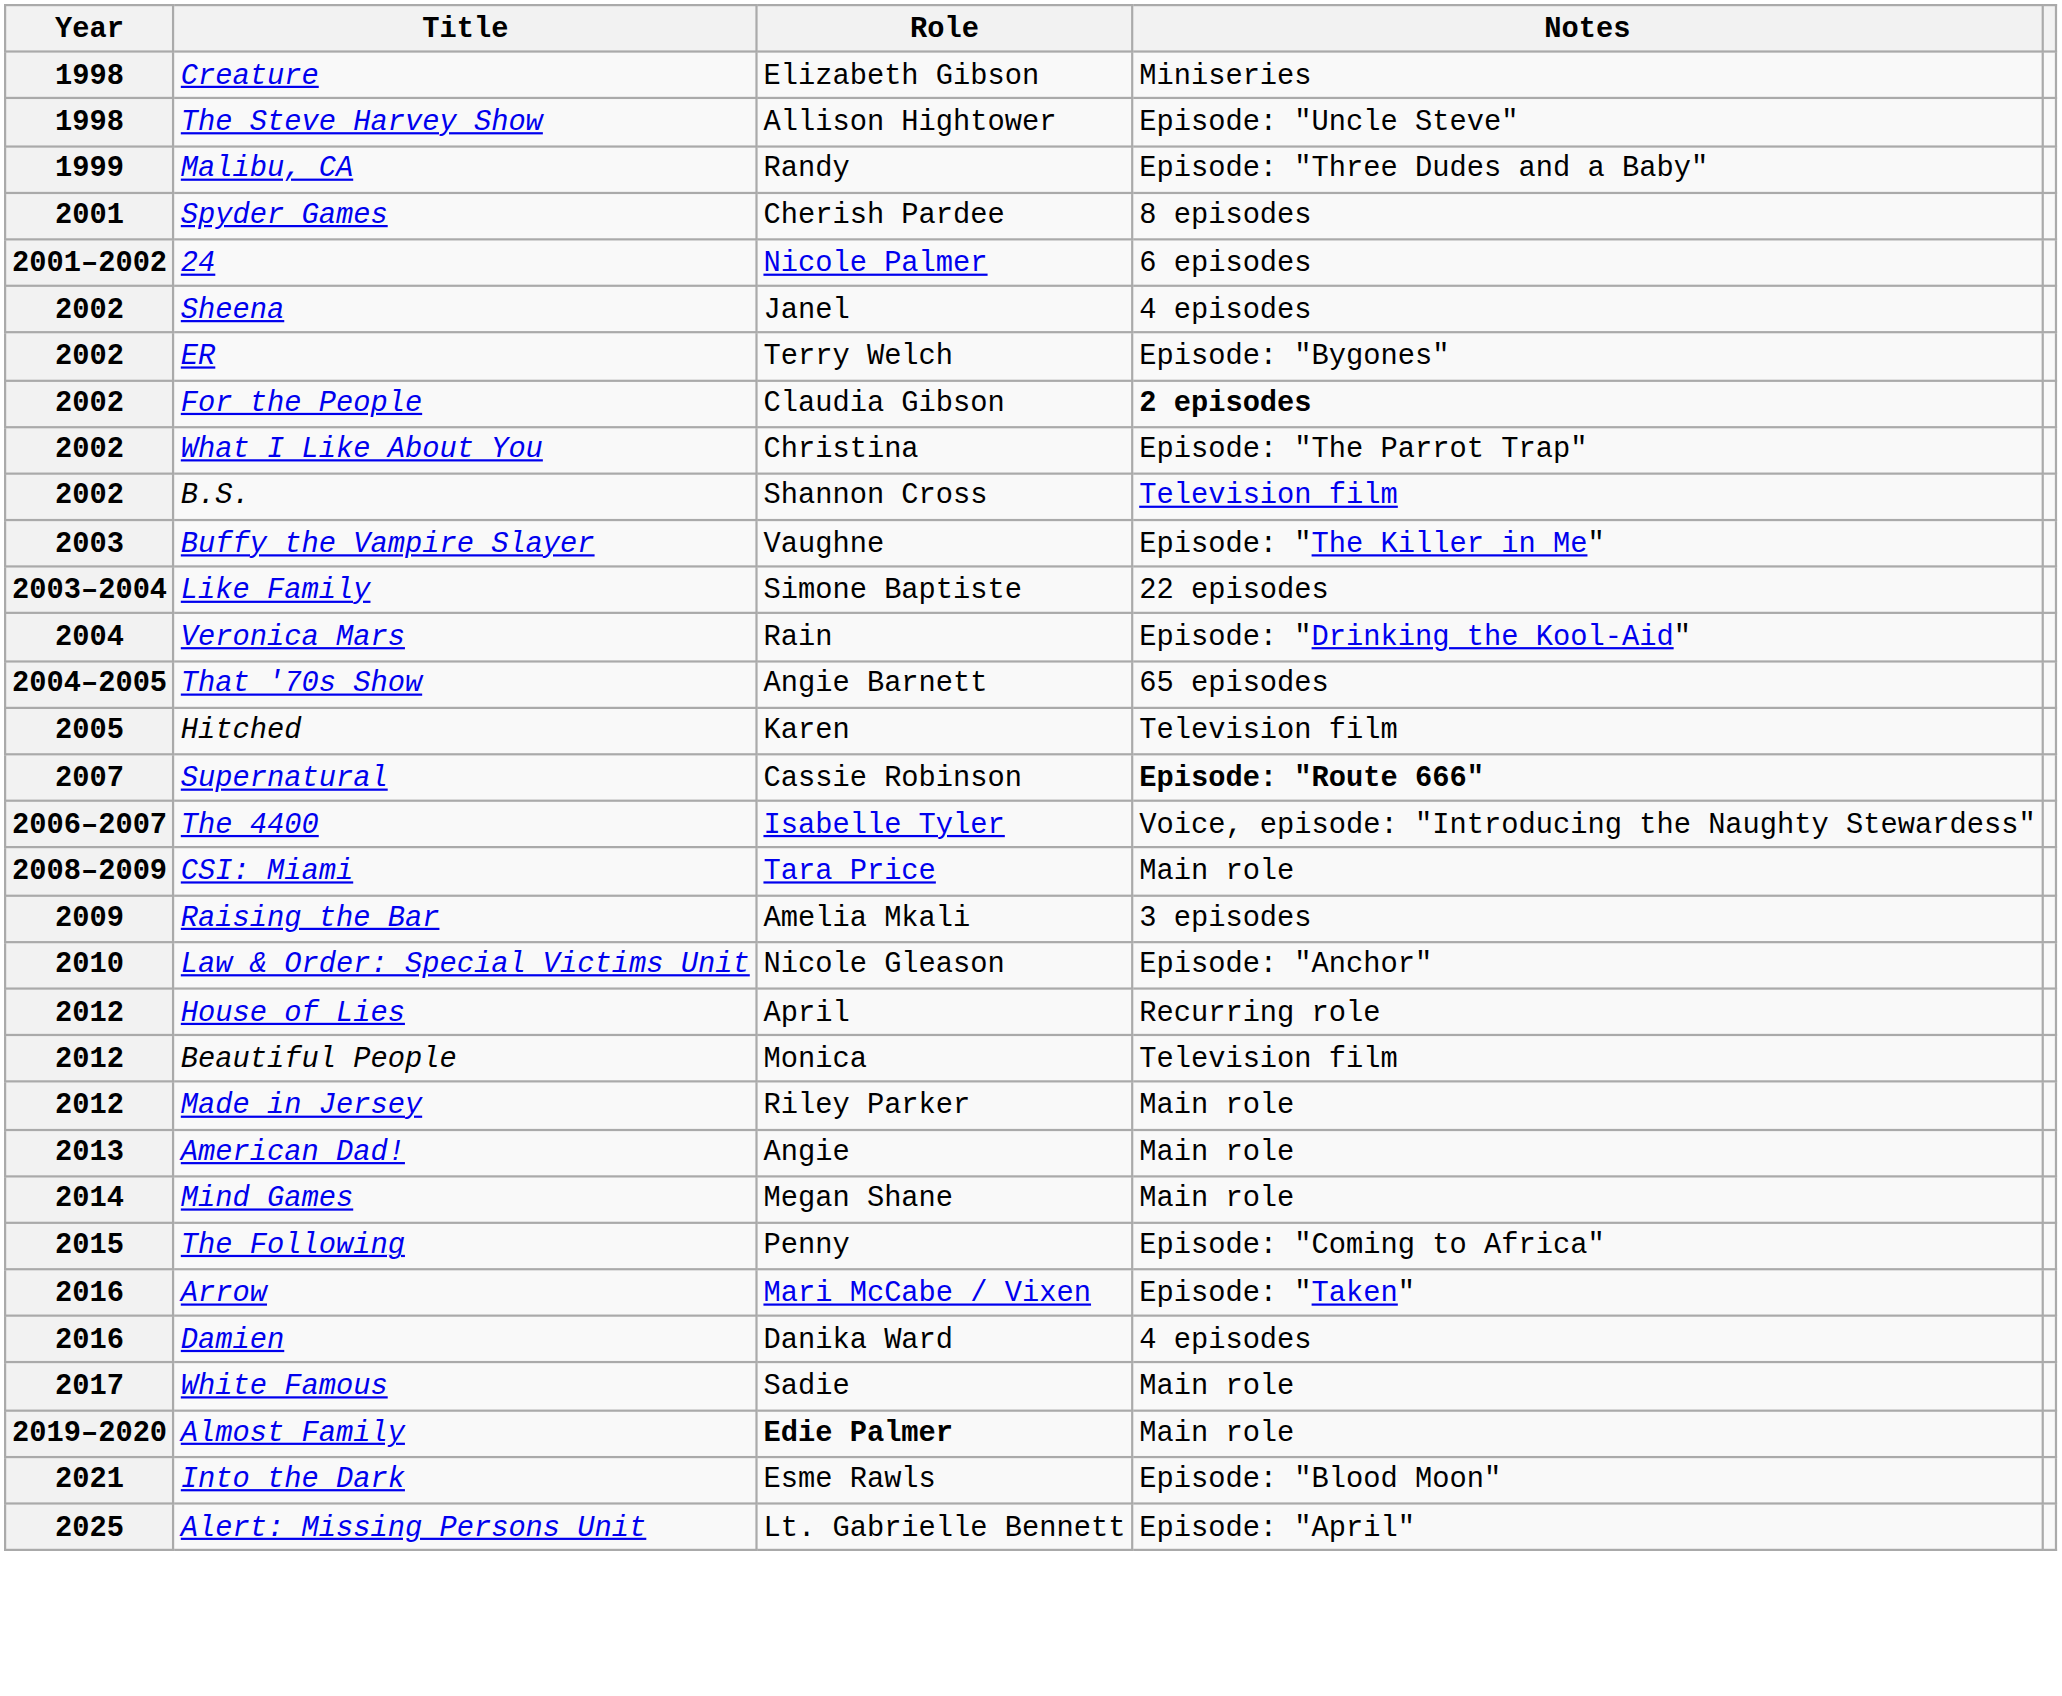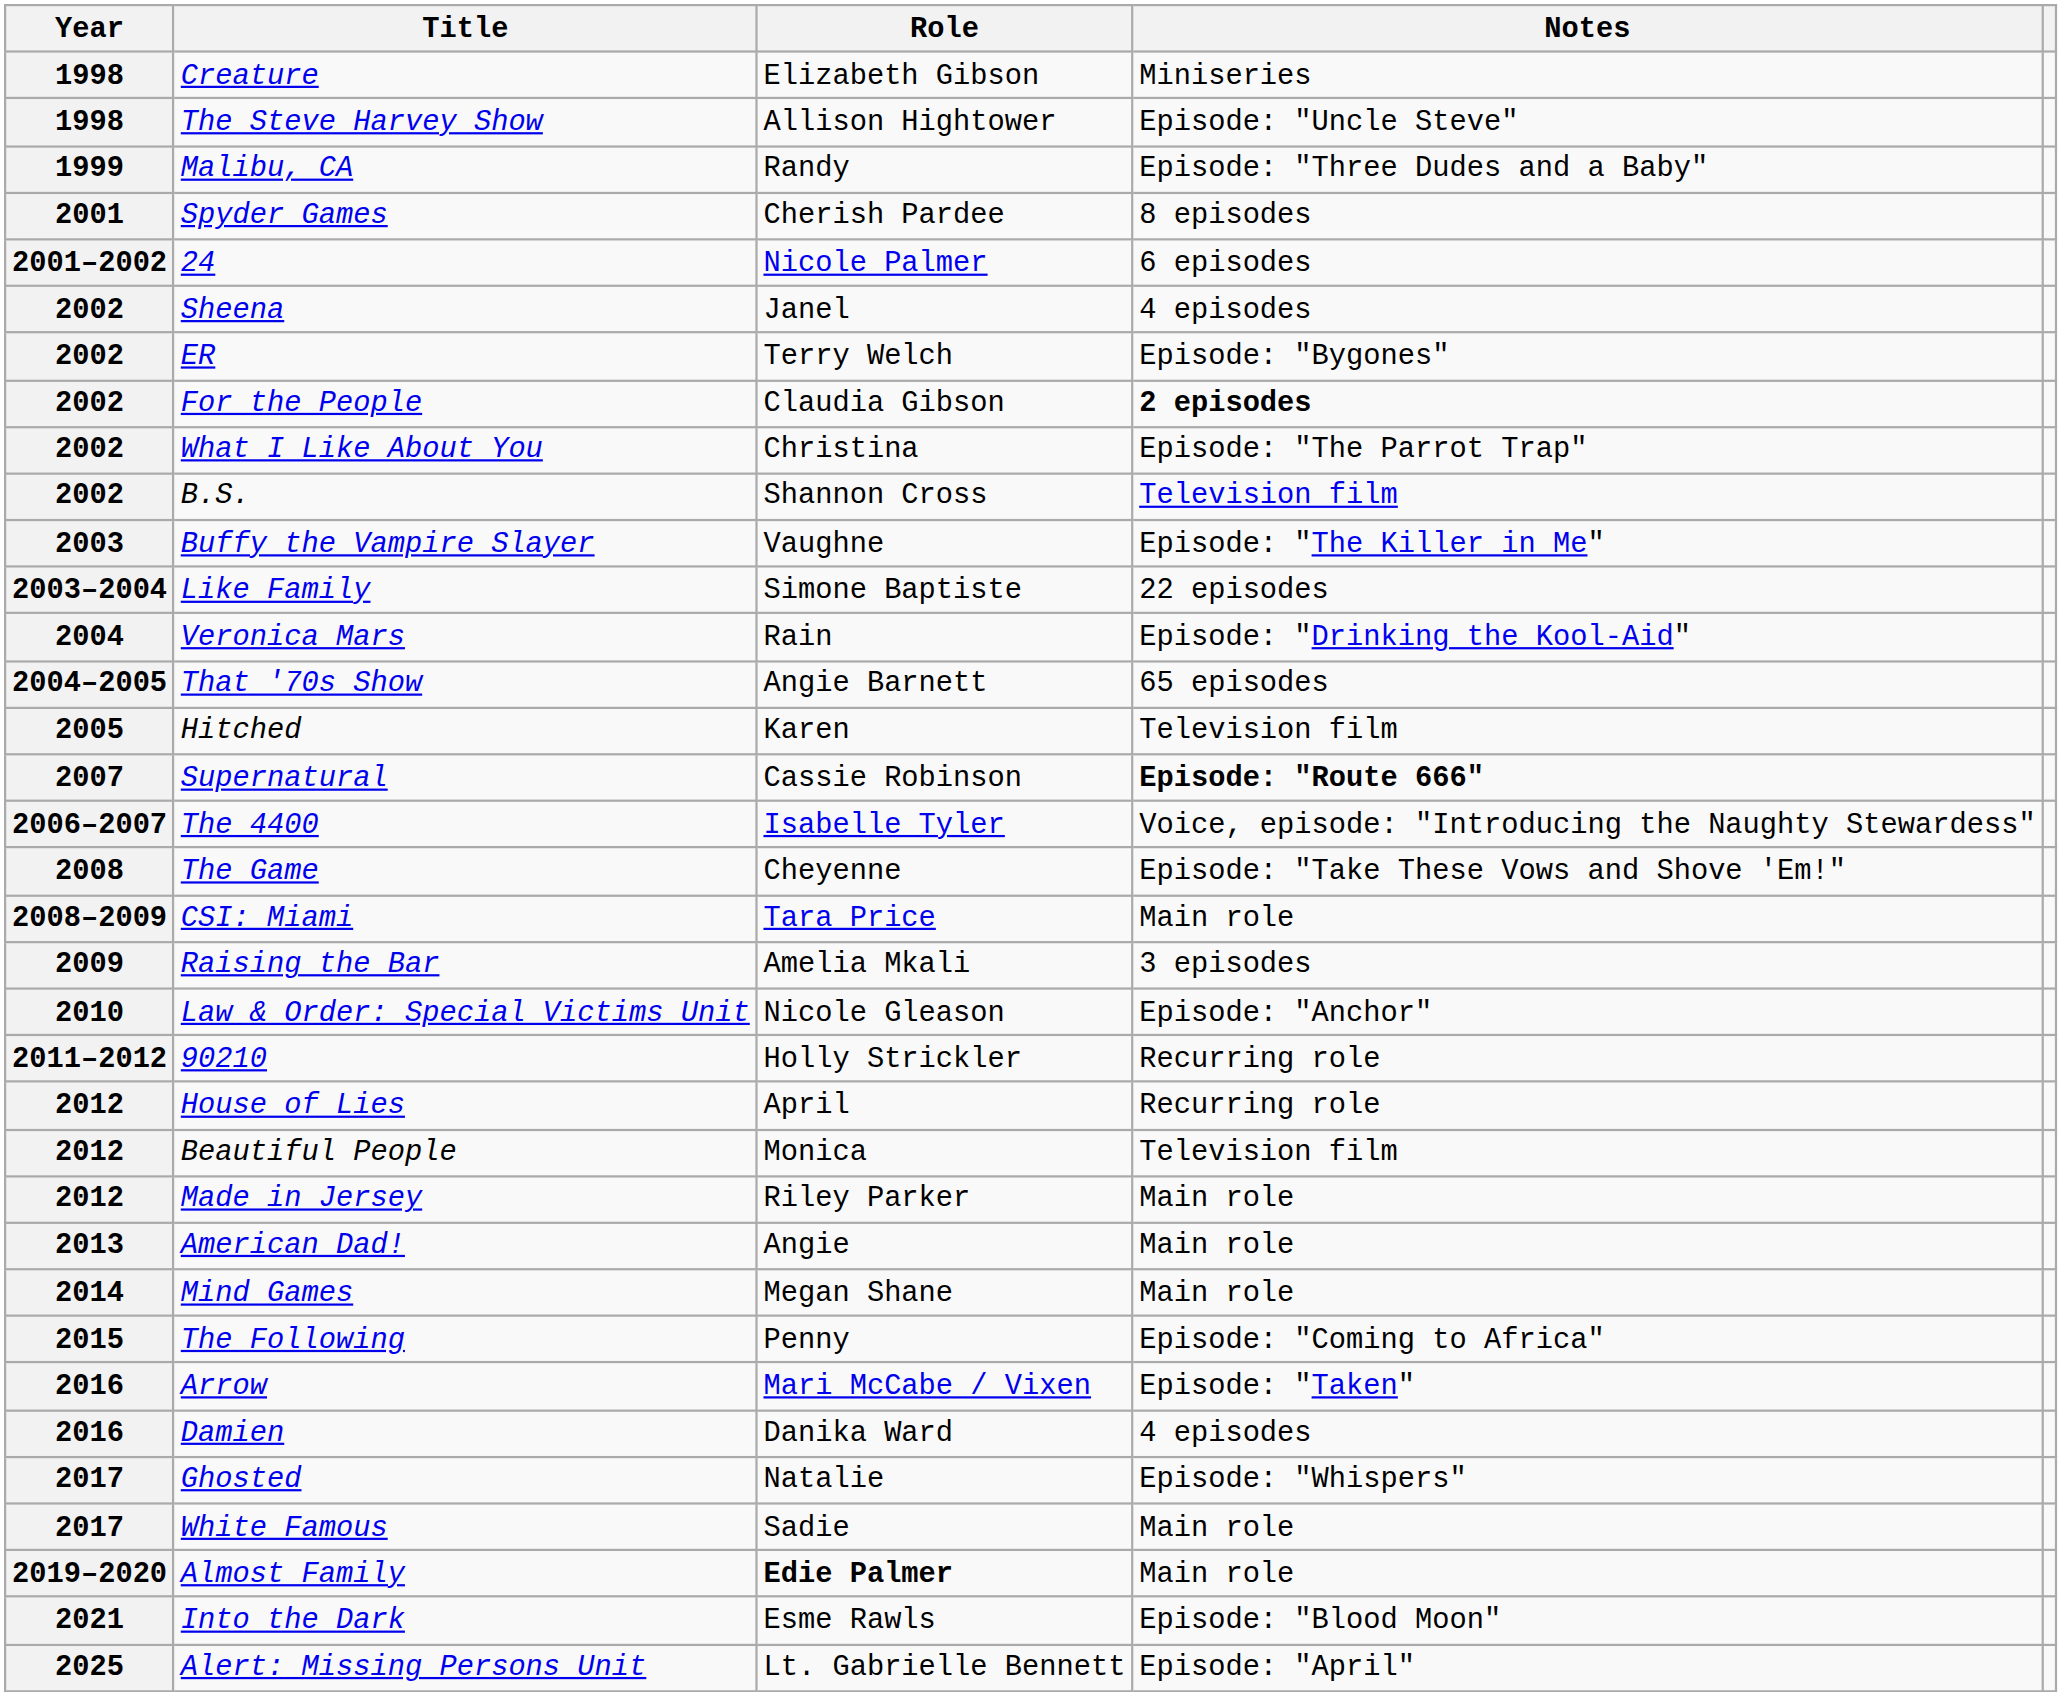+ row: (250, 871)
+ row: (224, 1059)
+ row: (241, 1480)
